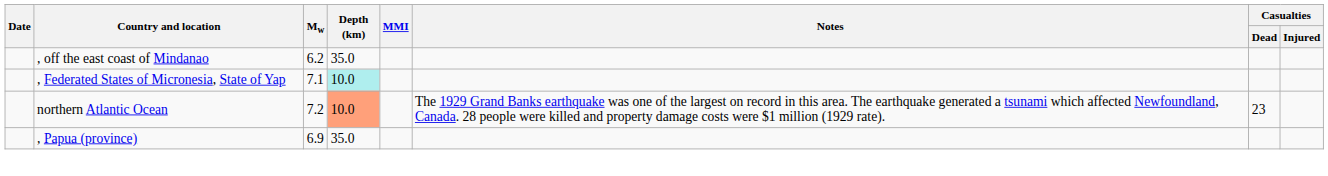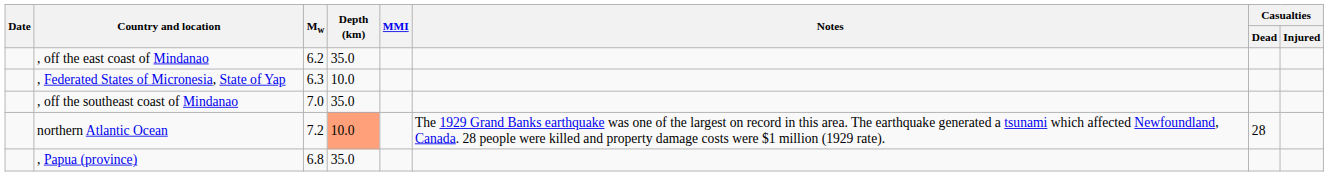(315, 79) 7.1 -> (315, 79) 6.3
(343, 79) paleturquoise background -> (343, 79) no background
+ row: (138, 101)
(1259, 109) 23 -> (1259, 130) 28
(315, 138) 6.9 -> (315, 159) 6.8
